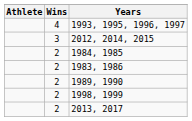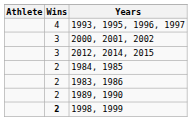+ row: (113, 39)
(57, 95) normal -> (57, 109) bold
- row: (97, 109)
